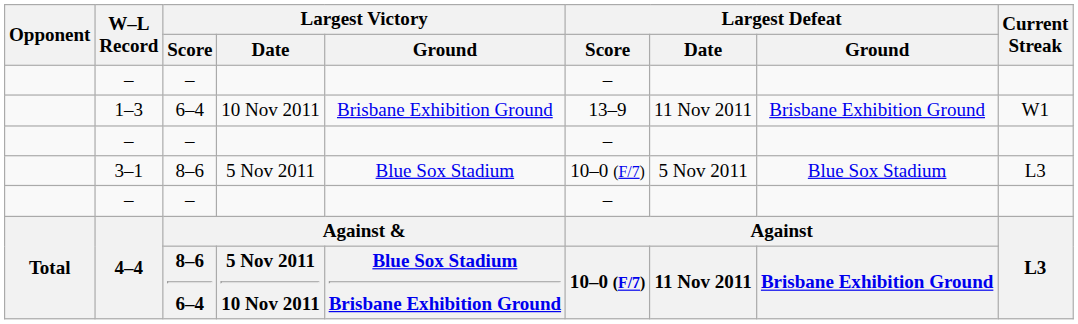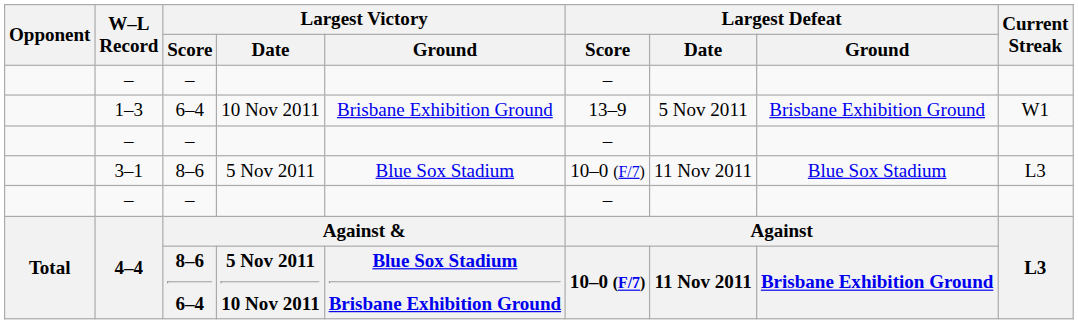(703, 110) 11 Nov 2011 -> (703, 110) 5 Nov 2011
(703, 170) 5 Nov 2011 -> (703, 170) 11 Nov 2011
